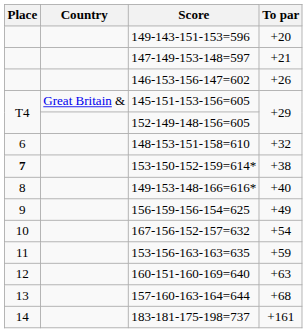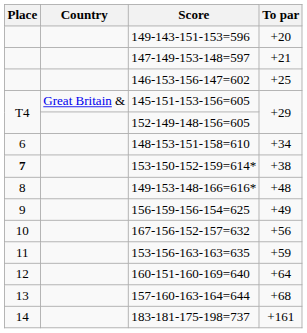(281, 80) +26 -> (281, 80) +25
(281, 144) +32 -> (281, 144) +34
(281, 187) +40 -> (281, 187) +48
(281, 231) +54 -> (281, 231) +56
(281, 274) +63 -> (281, 274) +64
